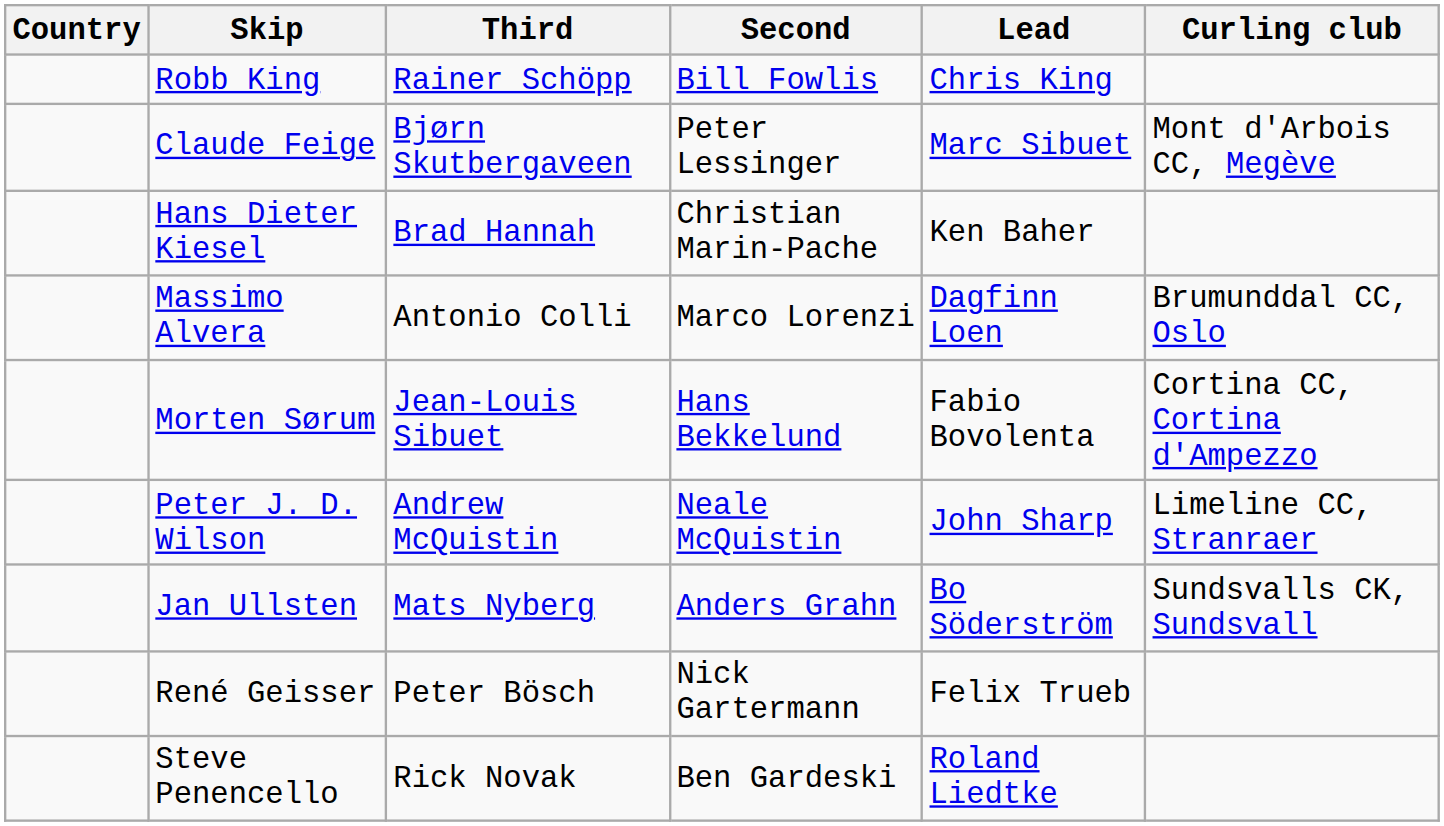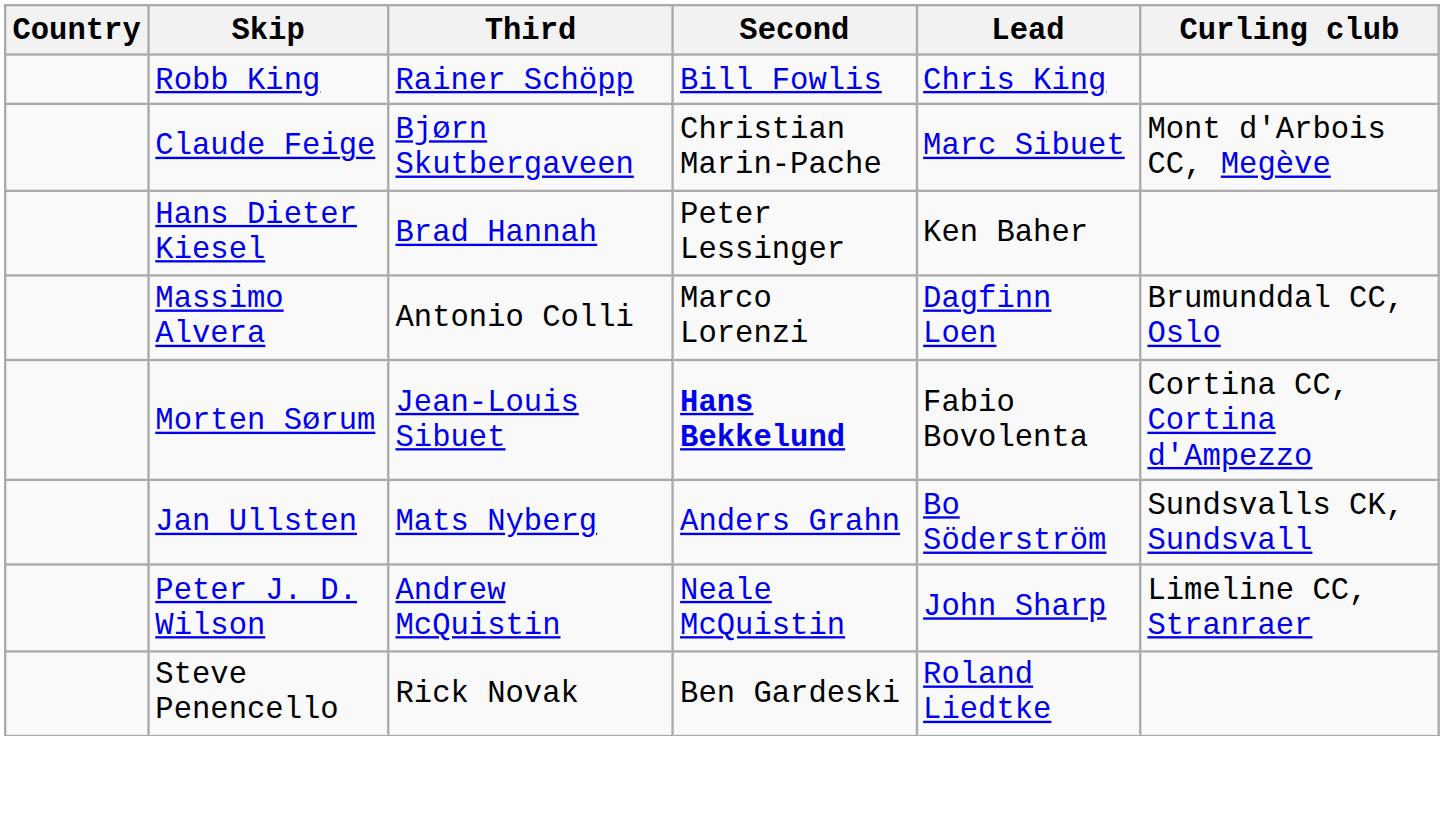(759, 147) Peter Lessinger -> (781, 147) Christian Marin-Pache
(777, 232) Christian Marin-Pache -> (763, 232) Peter Lessinger
(759, 420) normal -> (763, 420) bold
rows swapped: (256, 523) <-> (256, 608)
- row: (265, 693)
